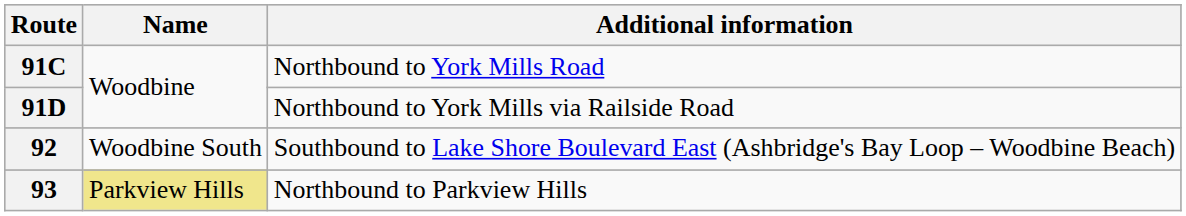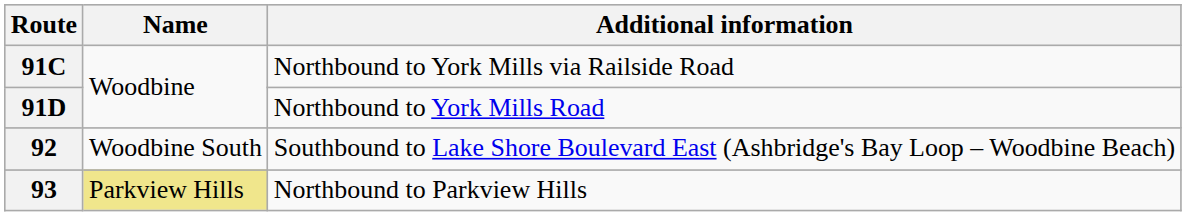(439, 66) Northbound to York Mills Road -> (504, 66) Northbound to York Mills via Railside Road
(504, 107) Northbound to York Mills via Railside Road -> (439, 107) Northbound to York Mills Road
